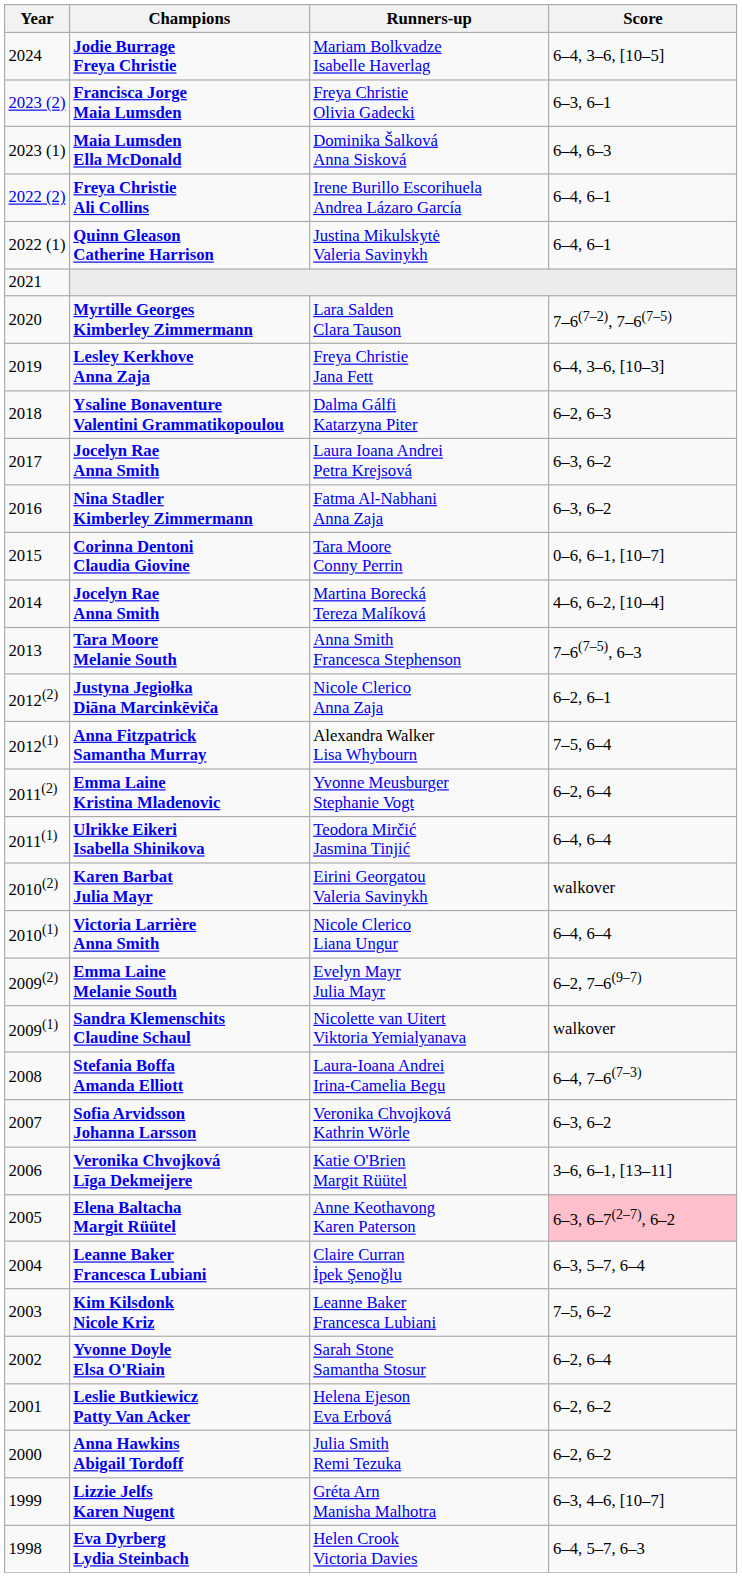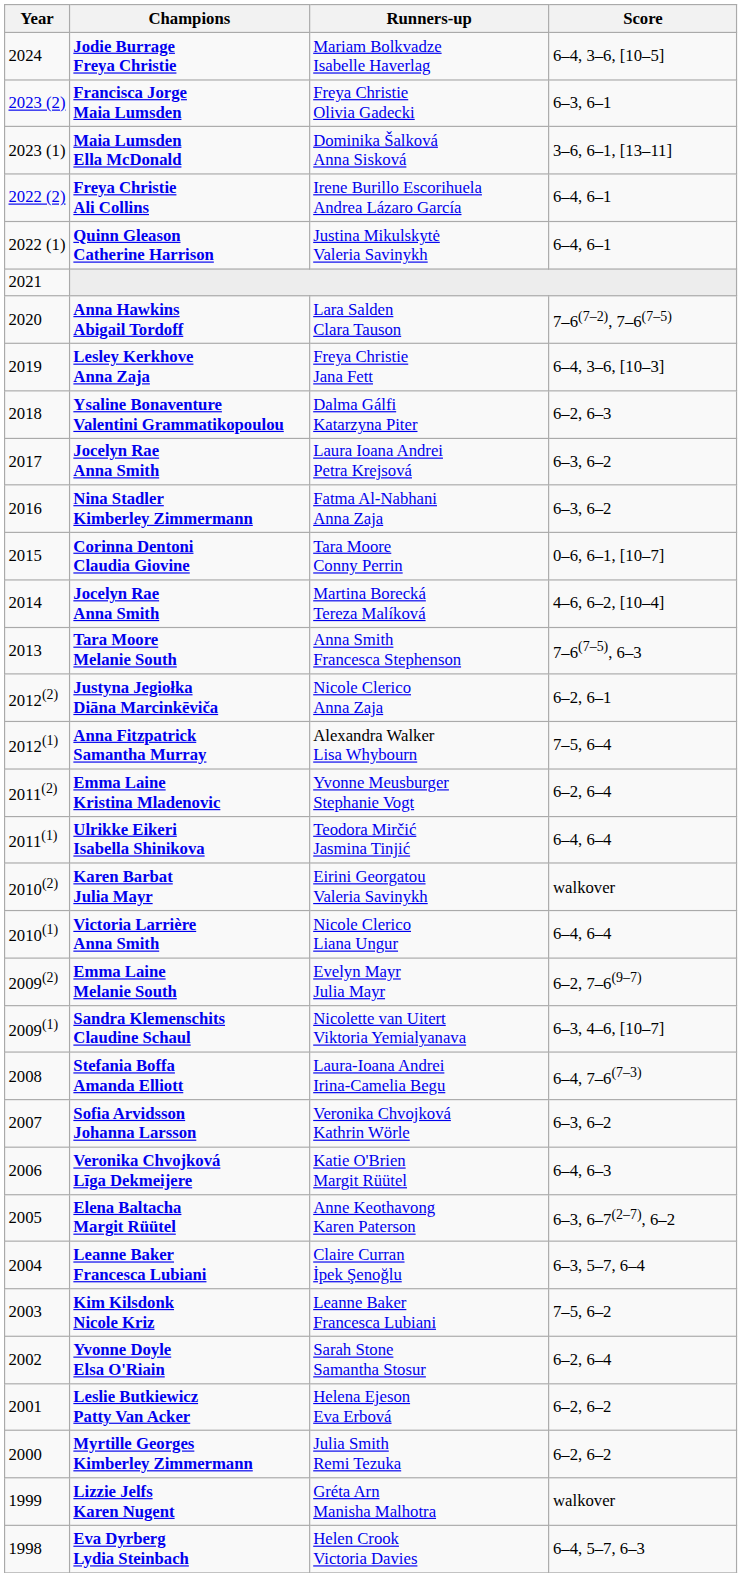(582, 150) 6–4, 6–3 -> (613, 150) 3–6, 6–1, [13–11]
(163, 319) Myrtille Georges Kimberley Zimmermann -> (128, 319) Anna Hawkins Abigail Tordoff
(584, 1029) walkover -> (609, 1029) 6–3, 4–6, [10–7]
(613, 1170) 3–6, 6–1, [13–11] -> (582, 1170) 6–4, 6–3
(614, 1218) pink background -> (614, 1218) no background
(128, 1454) Anna Hawkins Abigail Tordoff -> (163, 1454) Myrtille Georges Kimberley Zimmermann
(609, 1501) 6–3, 4–6, [10–7] -> (584, 1501) walkover
